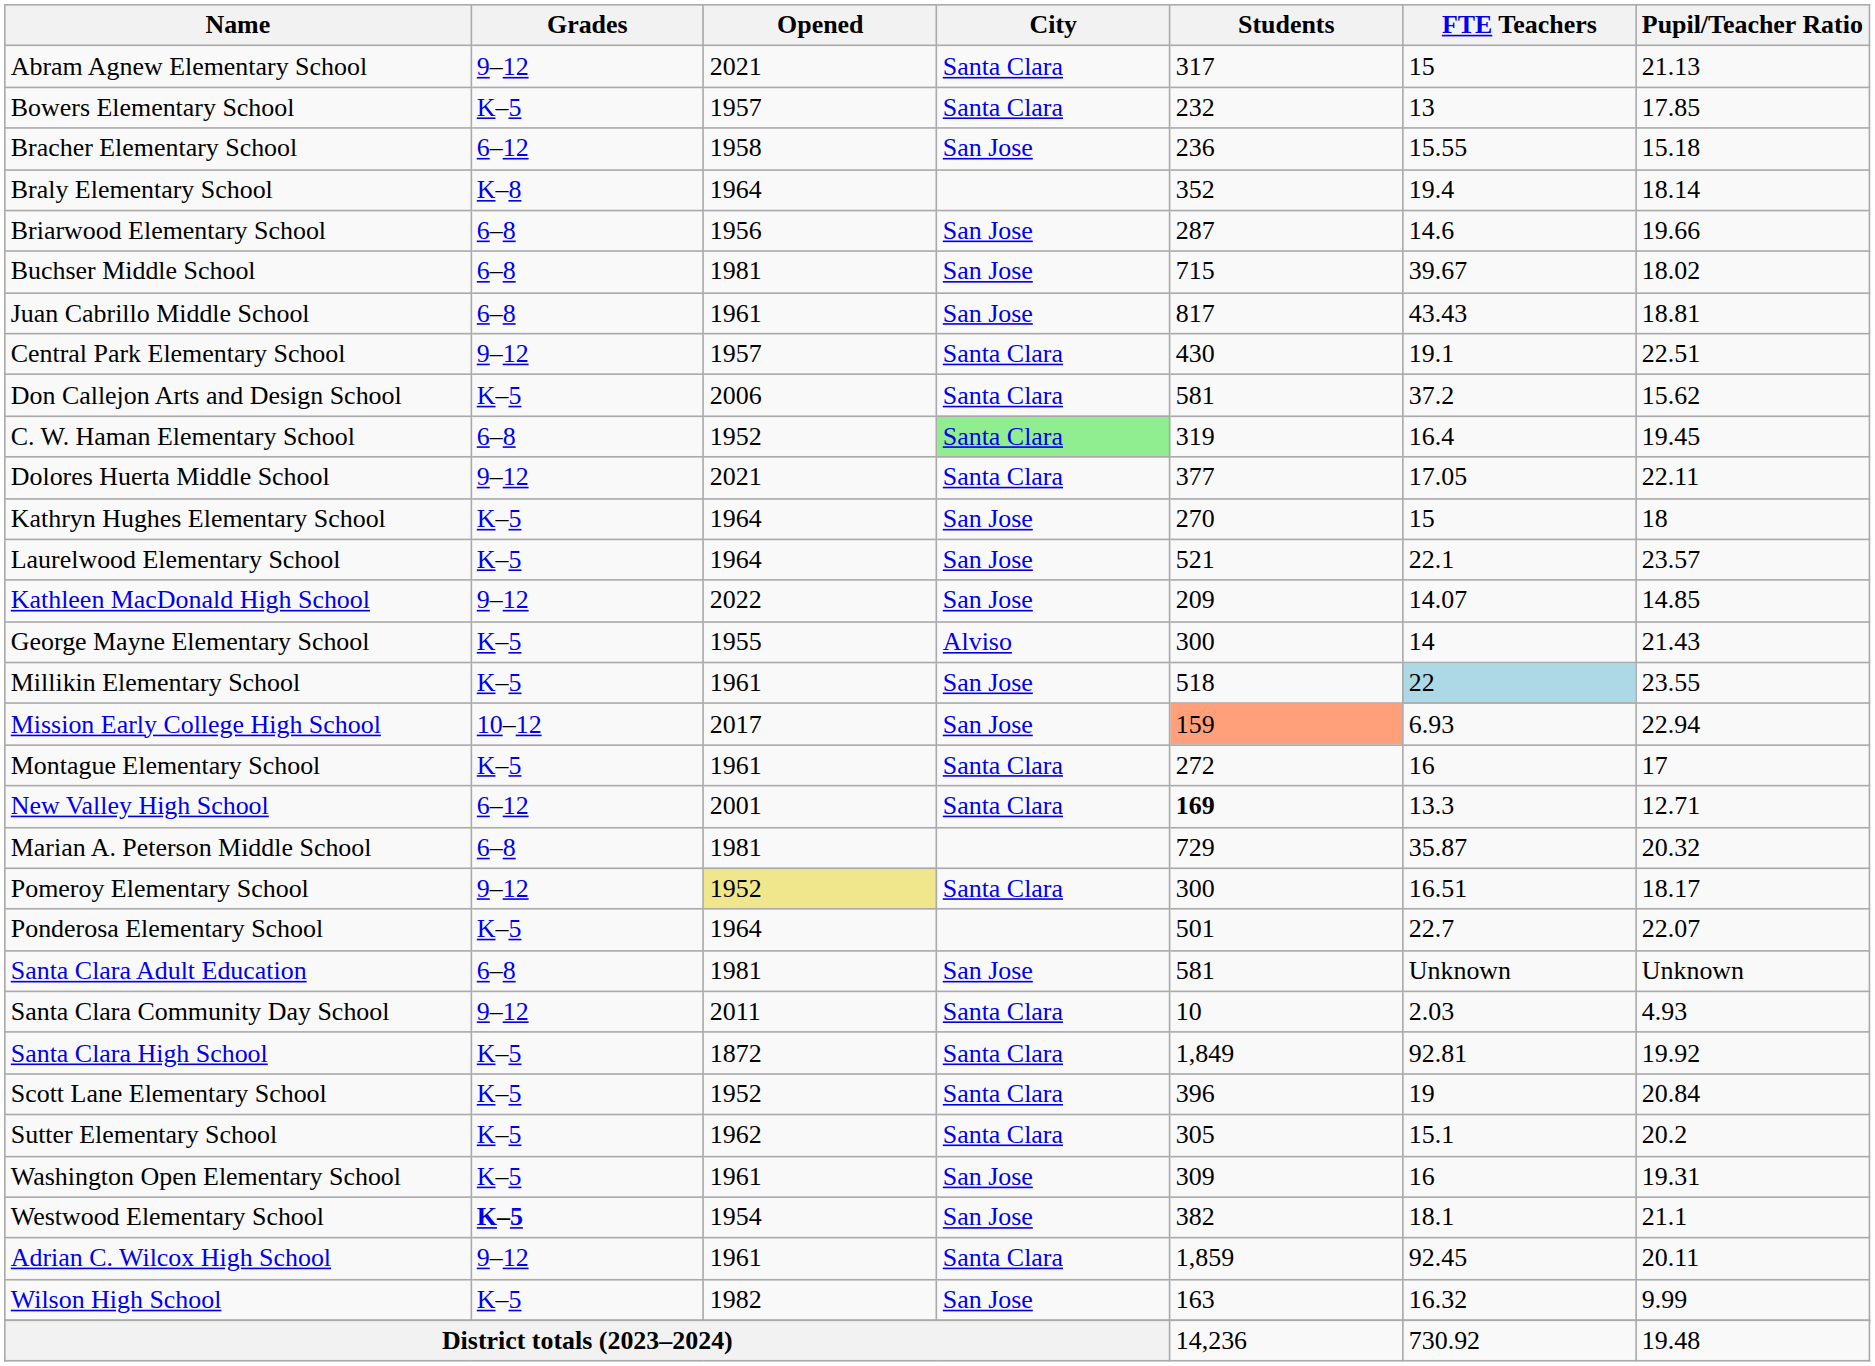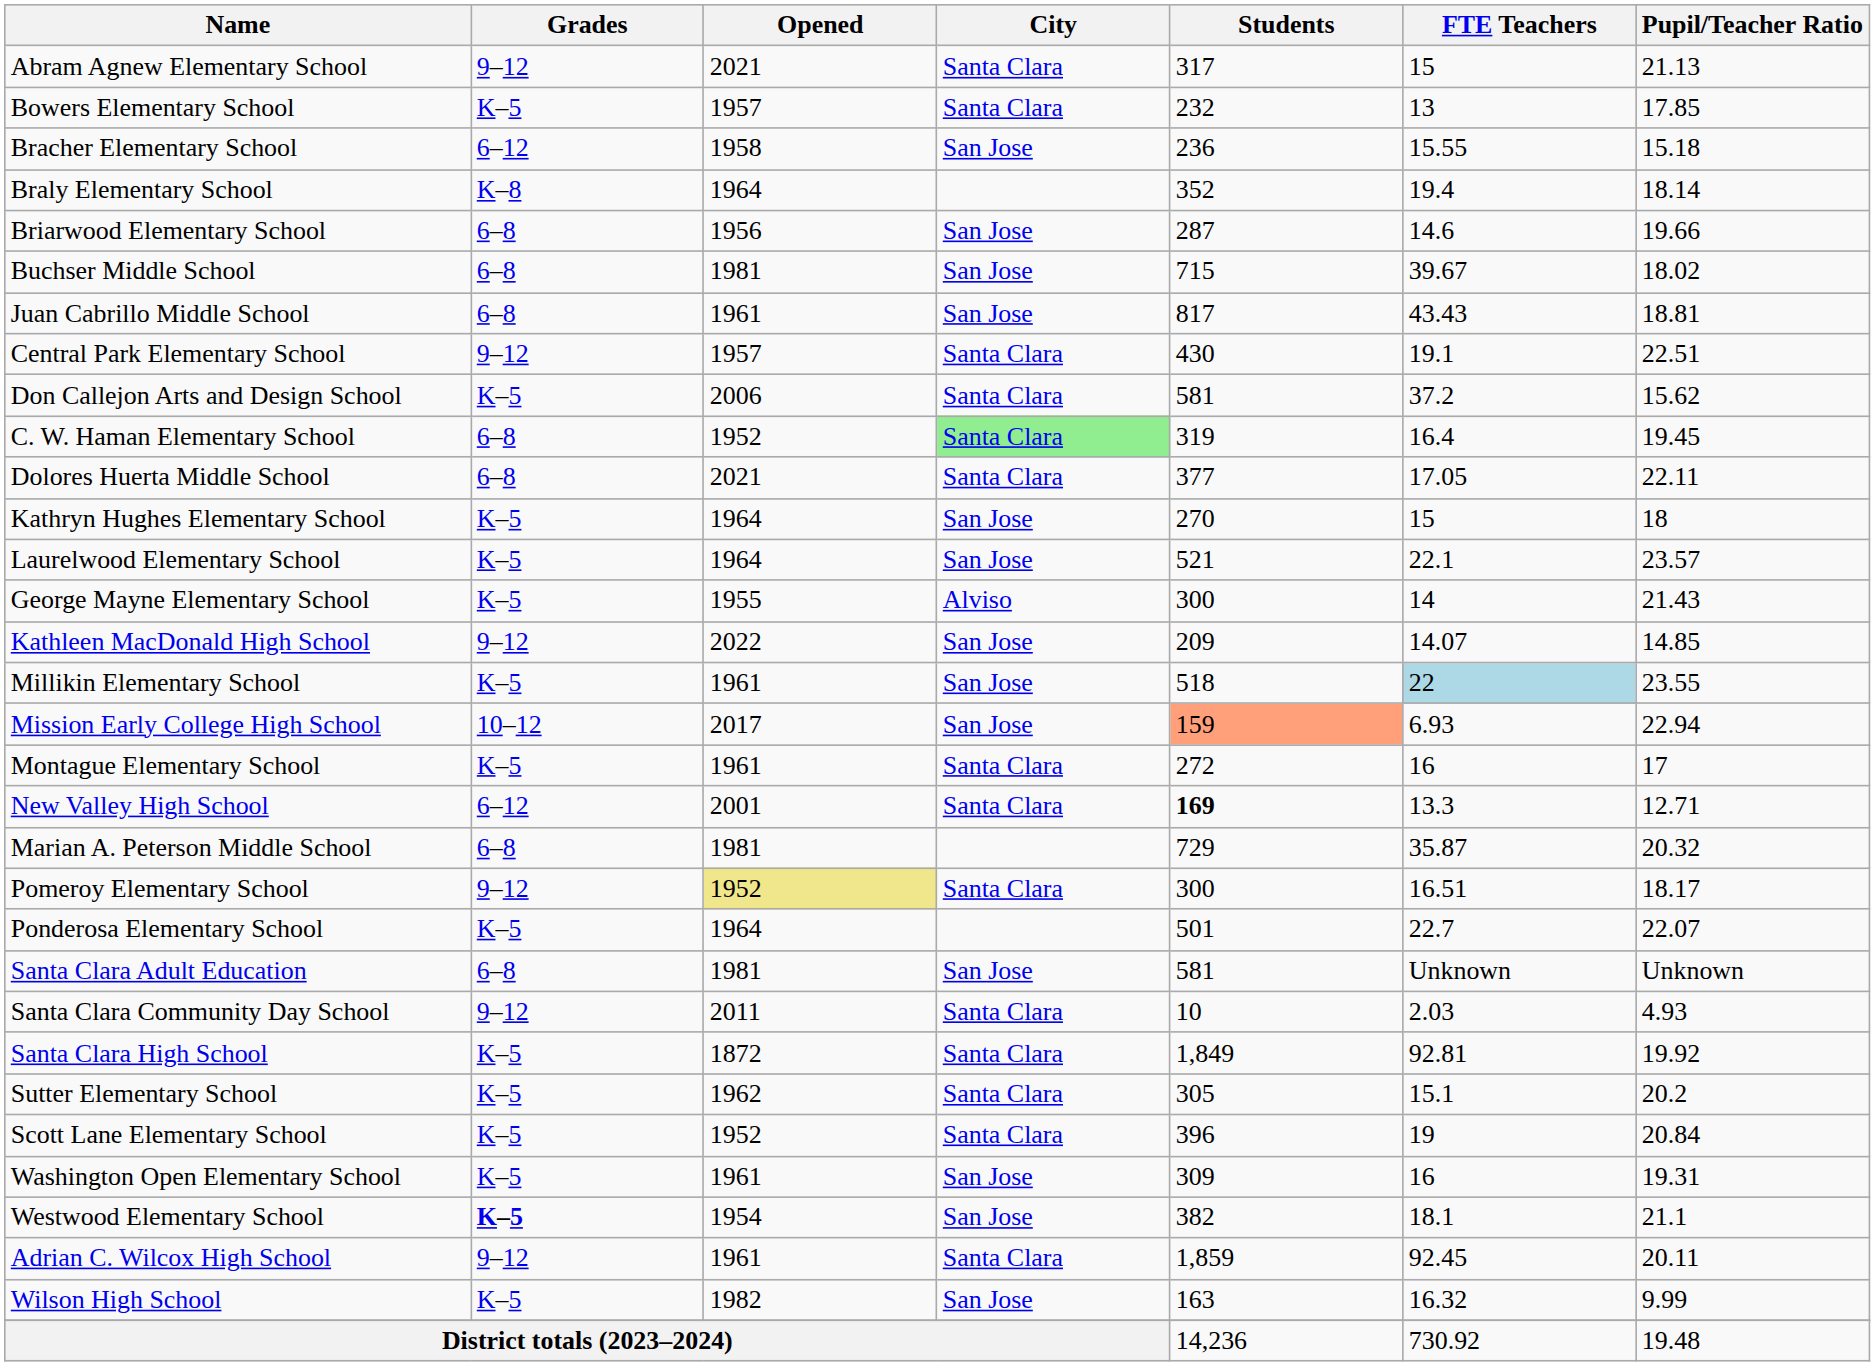(503, 477) 9–12 -> (496, 477) 6–8
rows swapped: (190, 600) <-> (190, 641)
rows swapped: (169, 1093) <-> (144, 1134)
